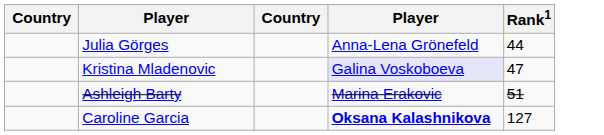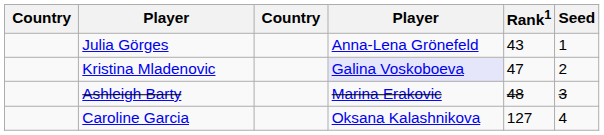+ column: (577, 18)
(515, 45) 44 -> (515, 45) 43
(515, 93) 51 -> (515, 93) 48
(411, 118) bold -> (406, 118) normal
